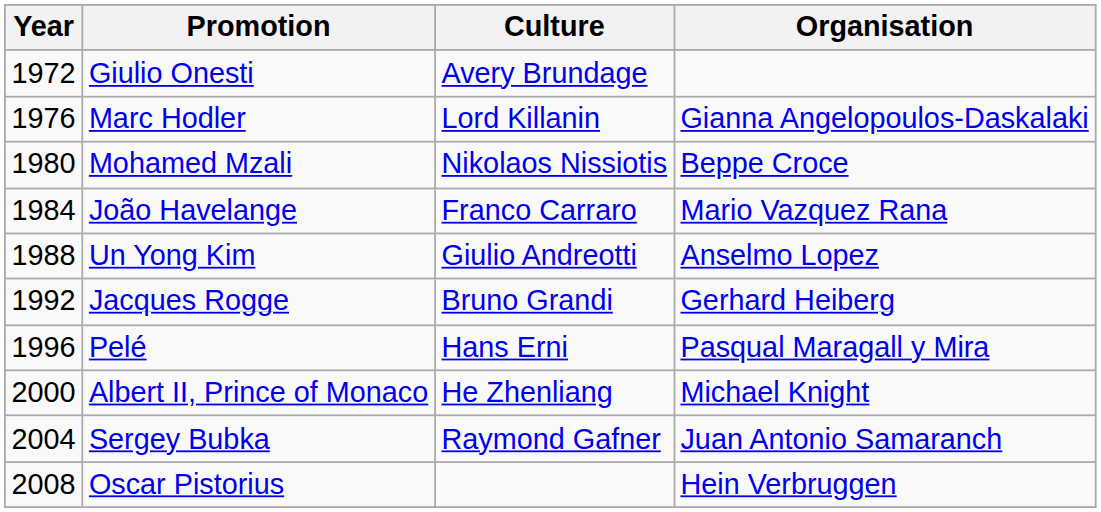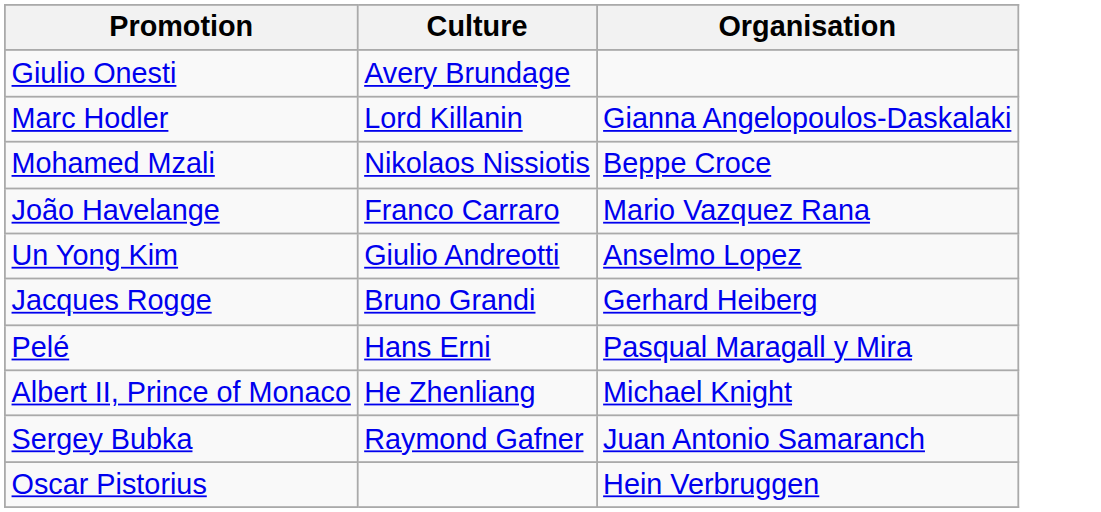- column: (44, 27)
